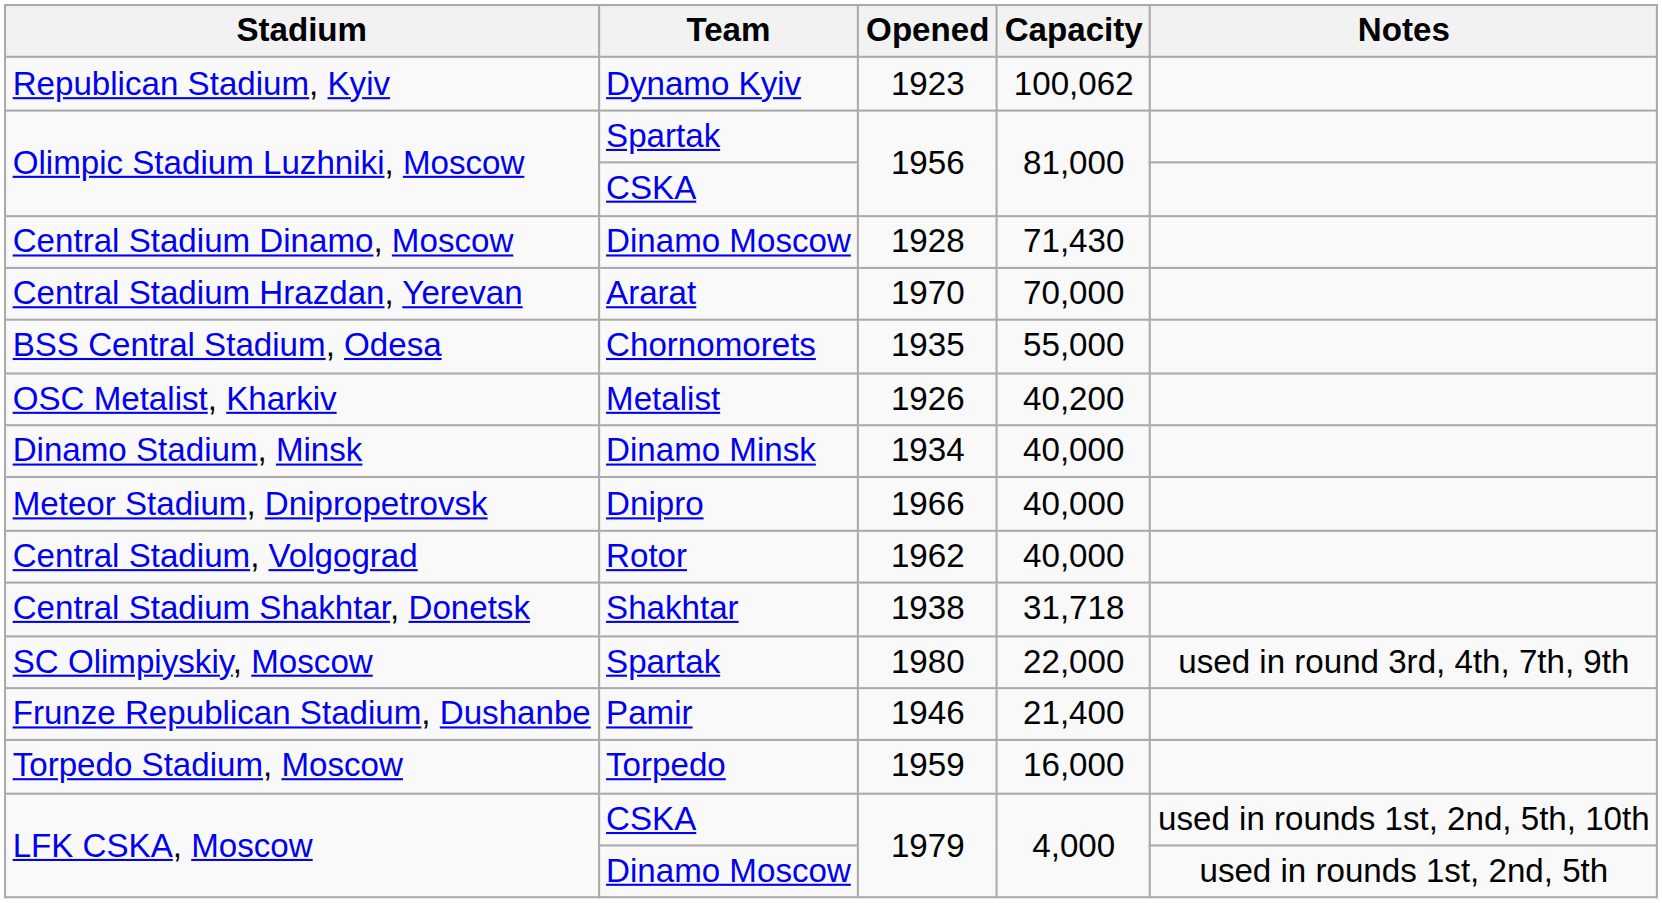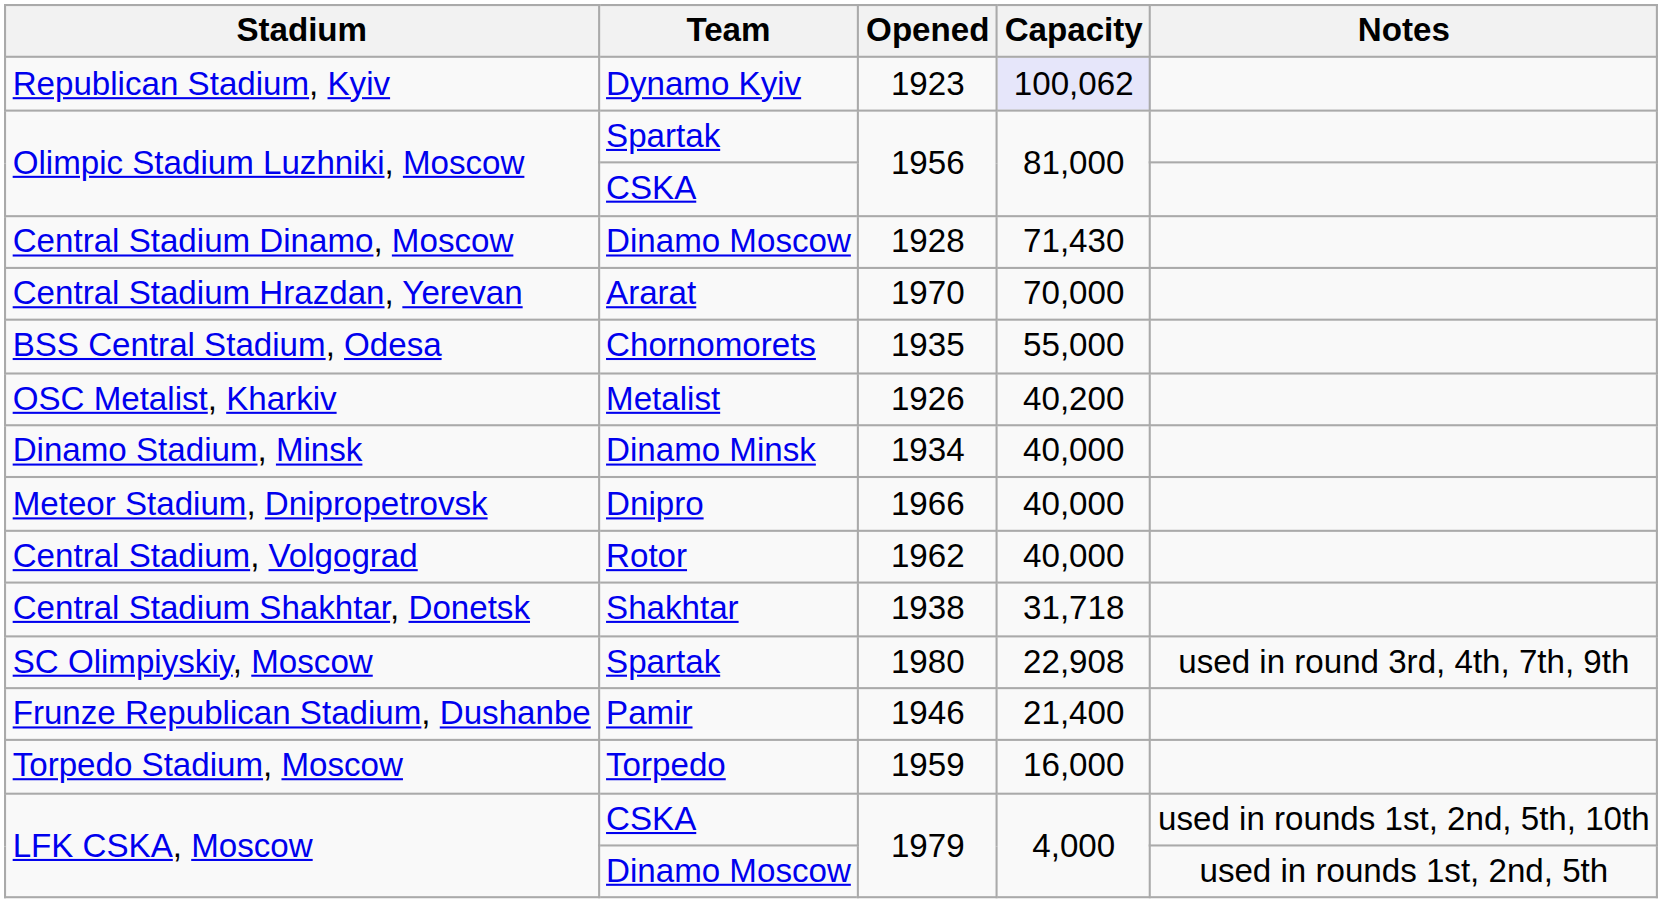(1074, 83) no background -> (1074, 83) lavender background
(1074, 661) 22,000 -> (1074, 661) 22,908
